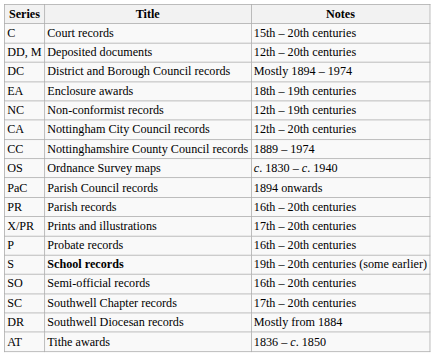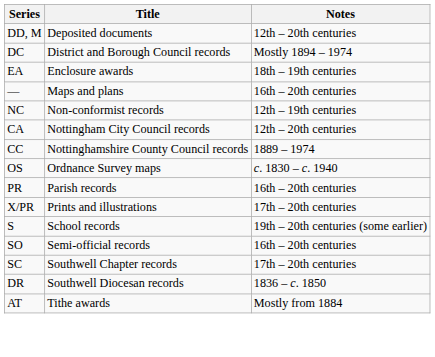- row: (11, 33)
+ row: (13, 91)
- row: (17, 187)
- row: (11, 245)
(85, 264) bold -> (84, 226) normal
(298, 322) Mostly from 1884 -> (290, 284) 1836 – c. 1850
(290, 341) 1836 – c. 1850 -> (298, 303) Mostly from 1884
